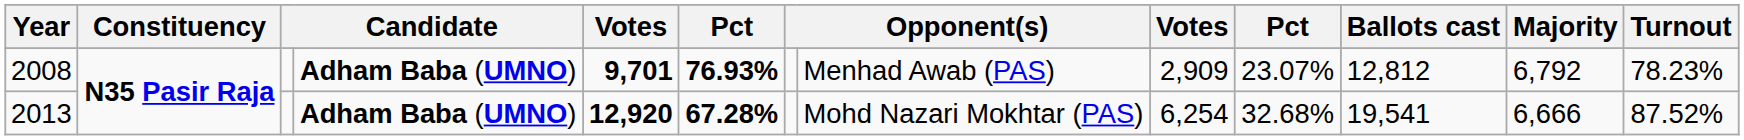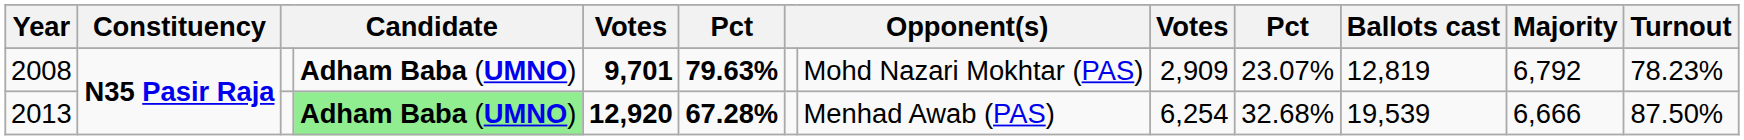(732, 70) 76.93% -> (732, 70) 79.63%
(929, 70) Menhad Awab (PAS) -> (973, 70) Mohd Nazari Mokhtar (PAS)
(1389, 70) 12,812 -> (1389, 70) 12,819
(438, 113) no background -> (438, 113) lightgreen background
(973, 113) Mohd Nazari Mokhtar (PAS) -> (929, 113) Menhad Awab (PAS)
(1389, 113) 19,541 -> (1389, 113) 19,539
(1677, 113) 87.52% -> (1677, 113) 87.50%
